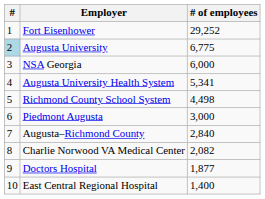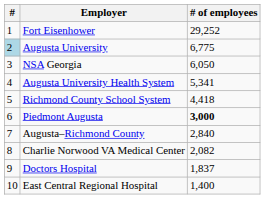(202, 64) 6,000 -> (202, 64) 6,050
(202, 99) 4,498 -> (202, 99) 4,418
(202, 116) normal -> (202, 116) bold
(202, 168) 1,877 -> (202, 168) 1,837
